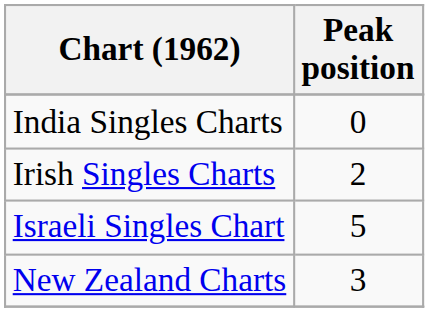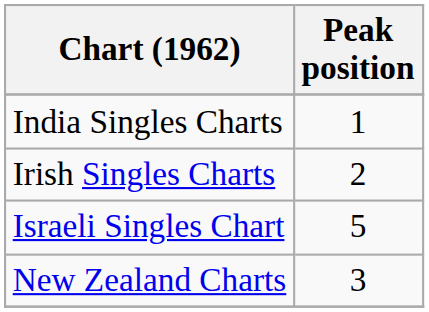(358, 121) 0 -> (358, 121) 1
